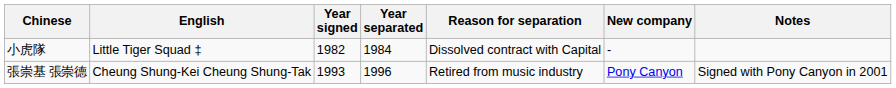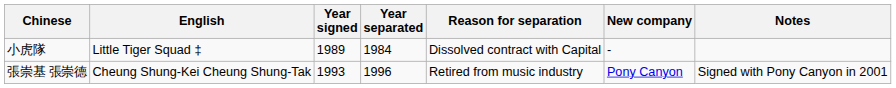(331, 49) 1982 -> (331, 49) 1989
